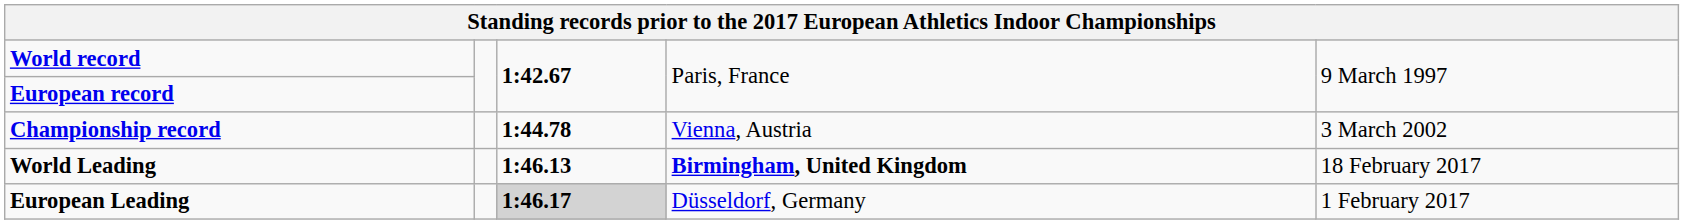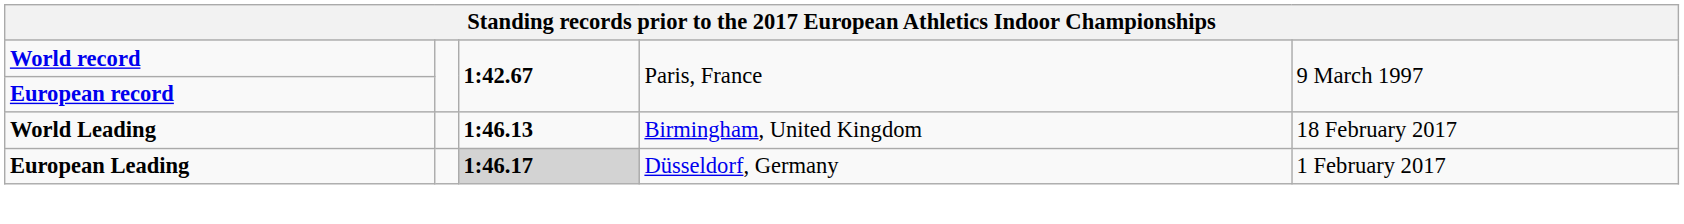- row: (115, 129)
(819, 165) bold -> (783, 129) normal
